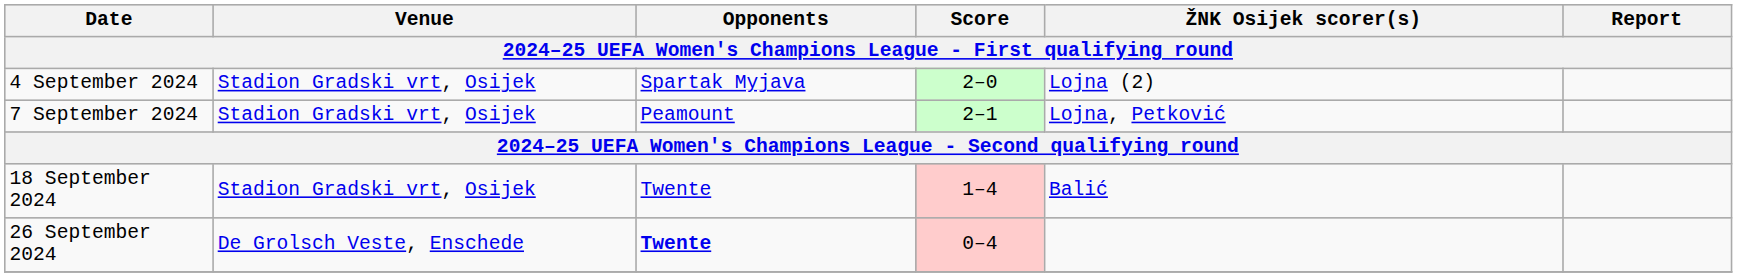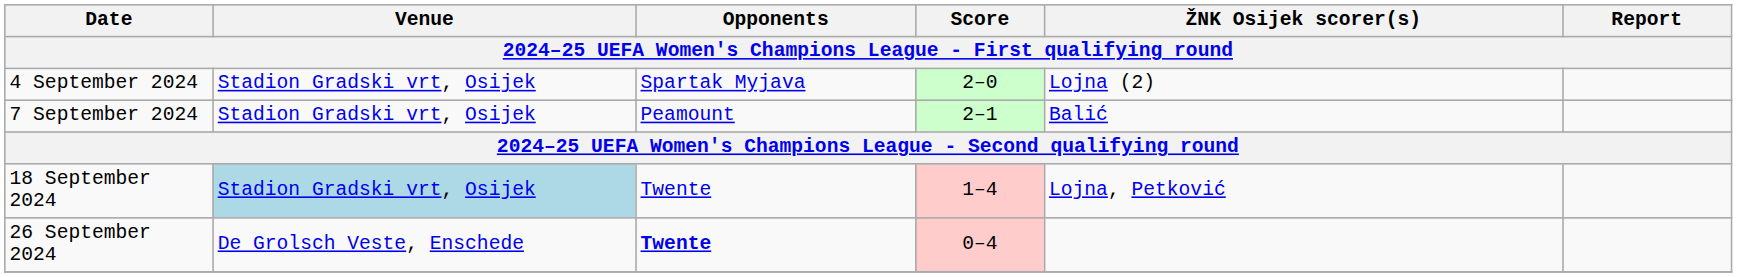(1137, 116) Lojna, Petković -> (1078, 116) Balić
(377, 191) no background -> (377, 191) lightblue background
(1078, 191) Balić -> (1137, 191) Lojna, Petković
